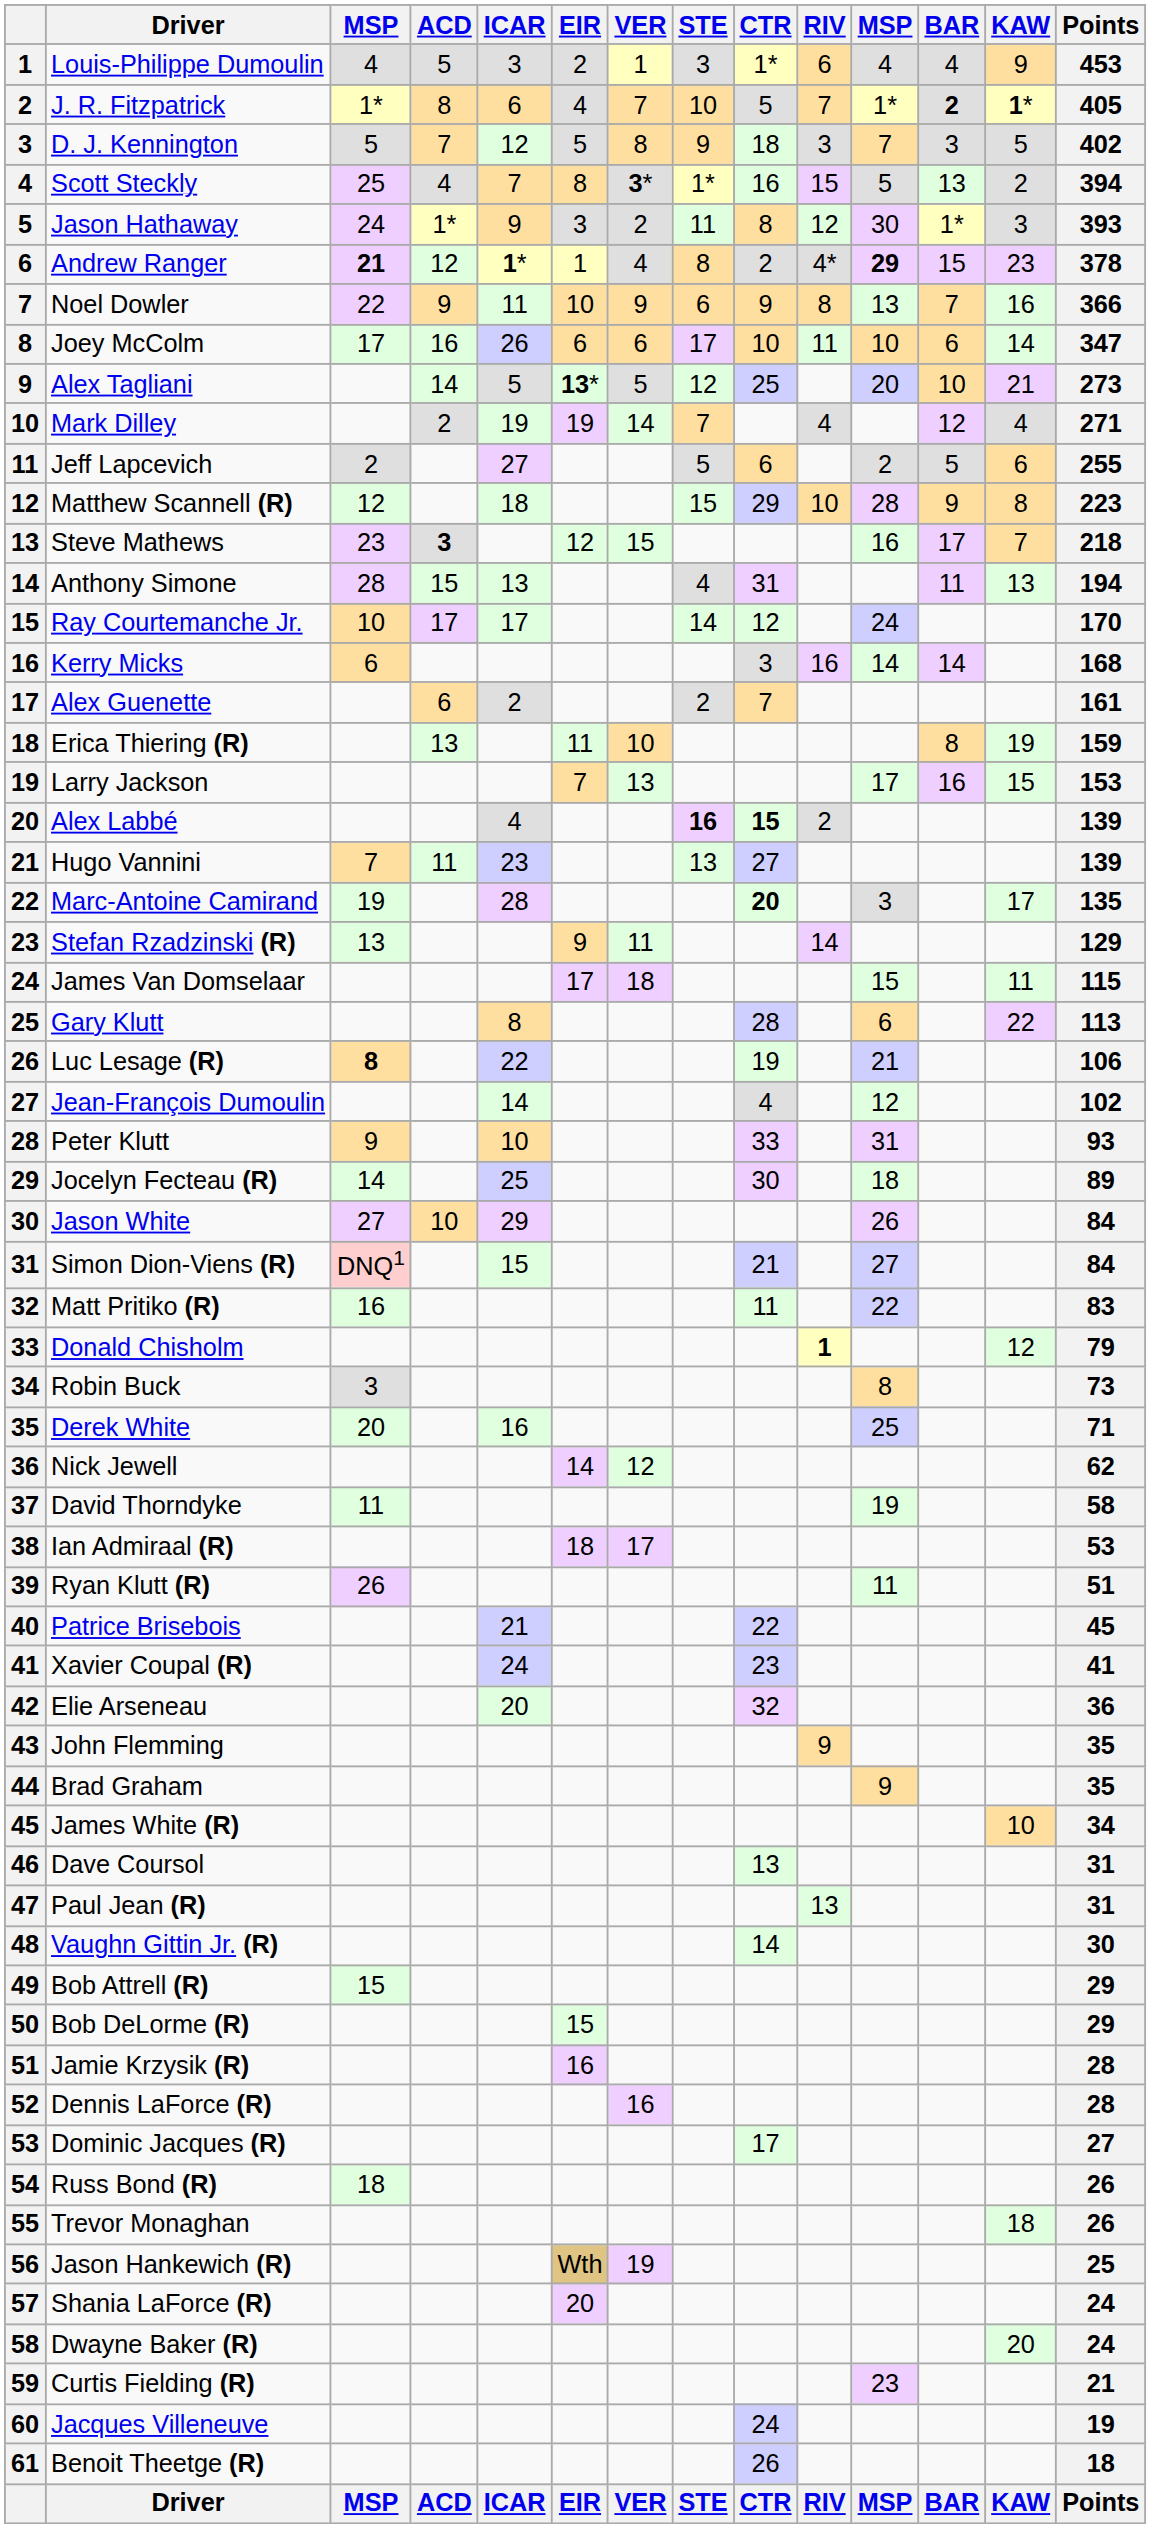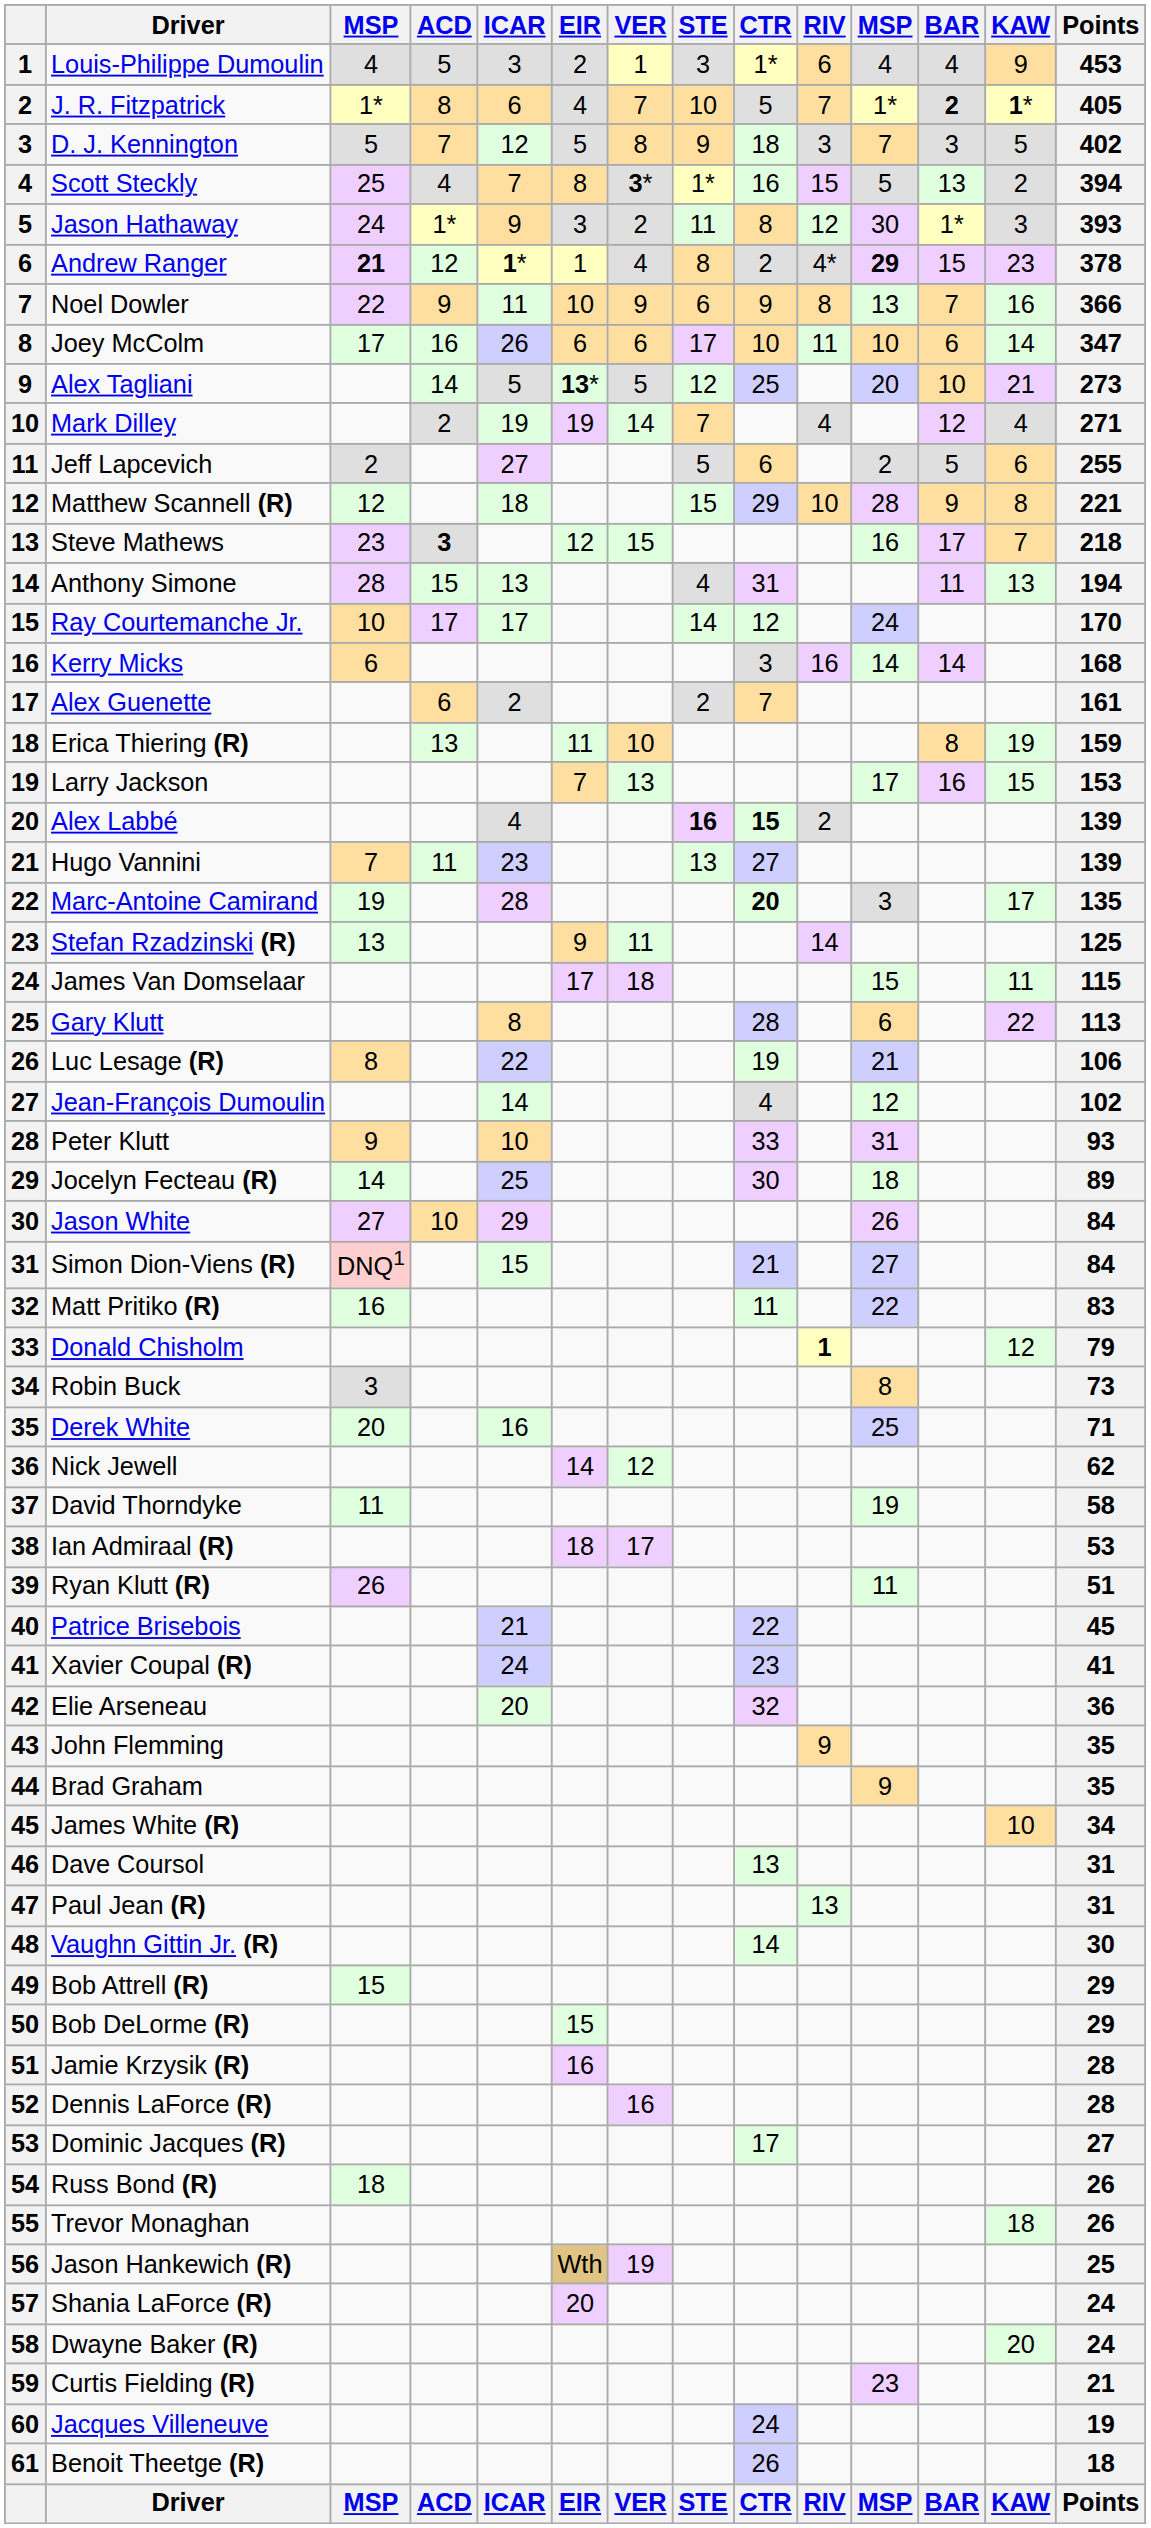(1101, 503) 223 -> (1101, 503) 221
(1101, 942) 129 -> (1101, 942) 125
(371, 1061) bold -> (371, 1061) normal
